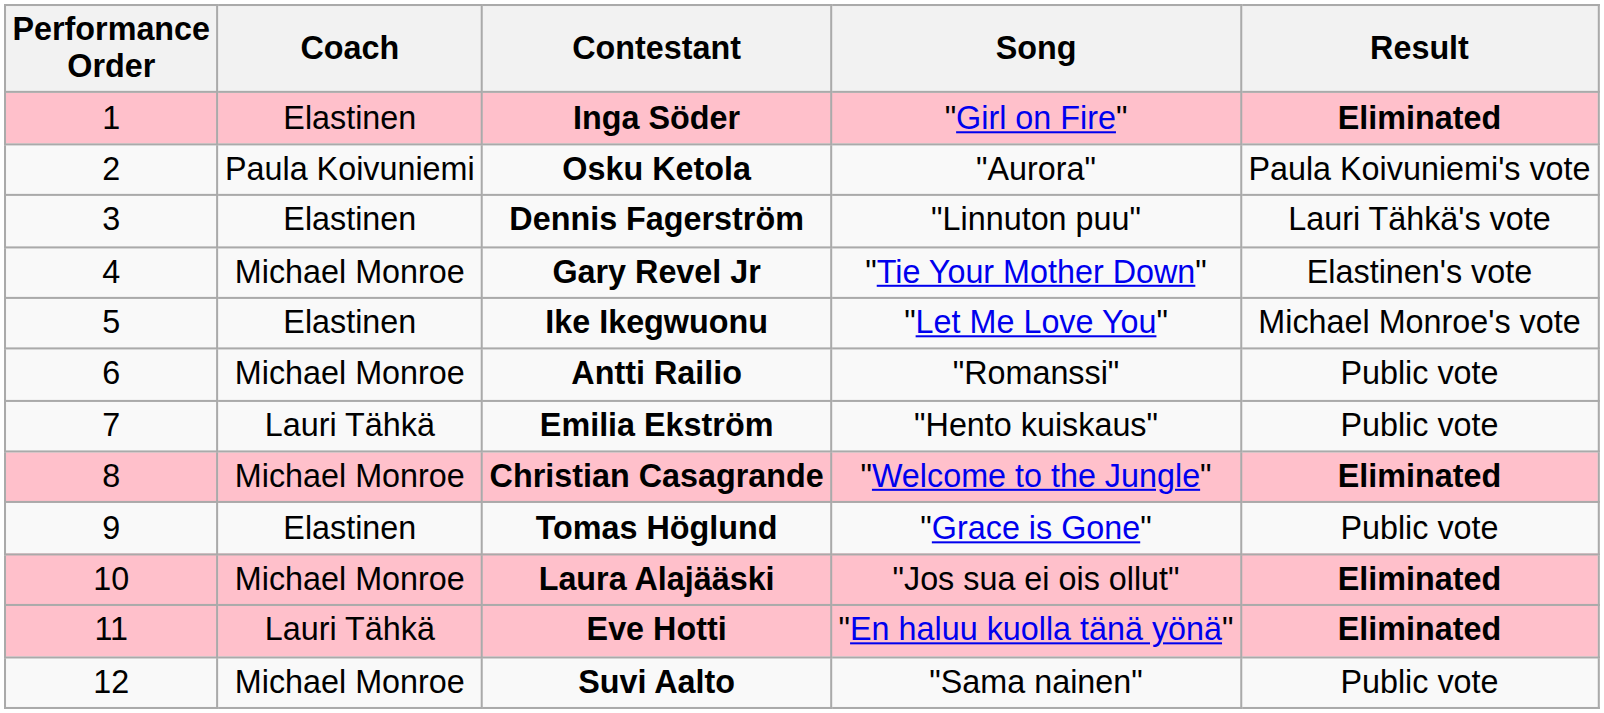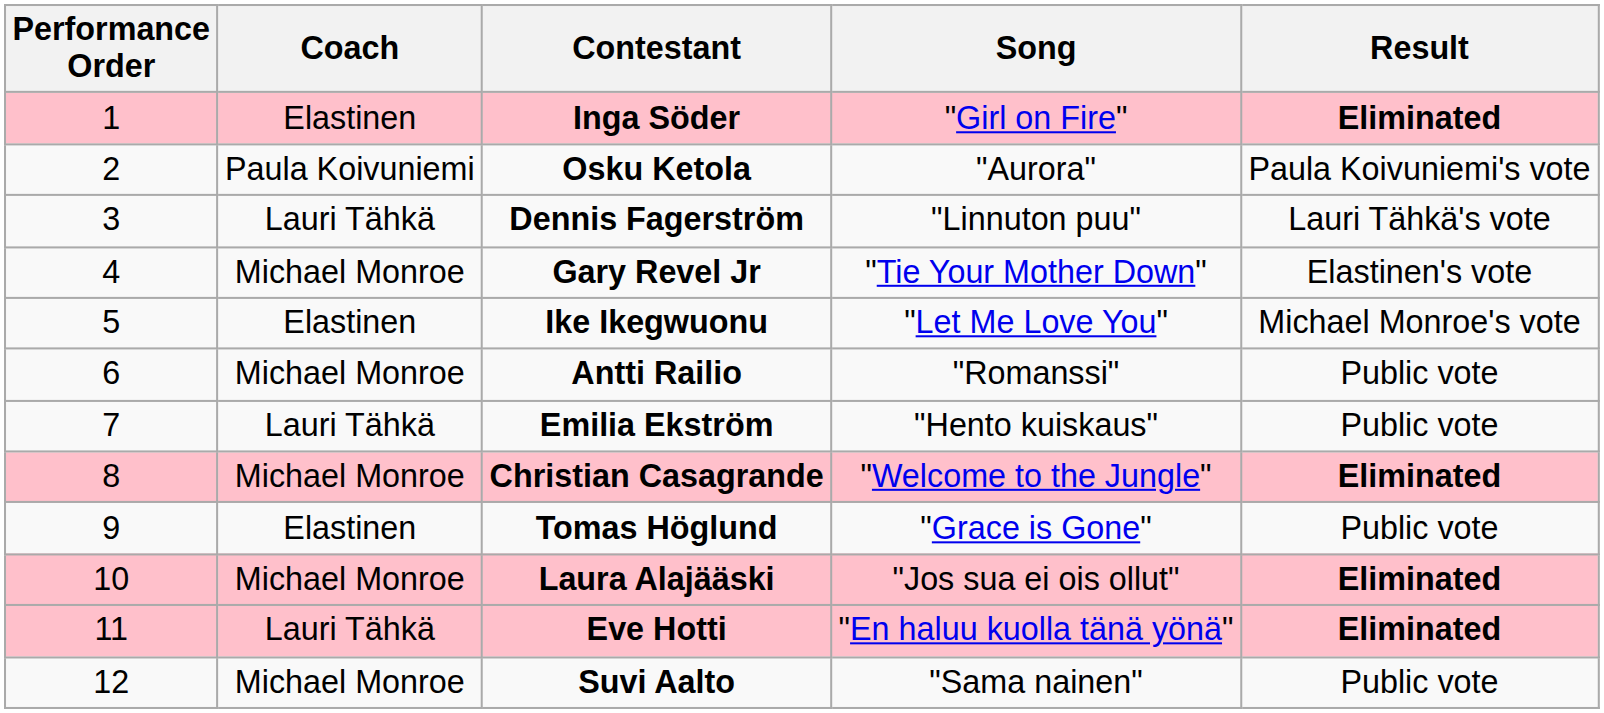(350, 220) Elastinen -> (350, 220) Lauri Tähkä
